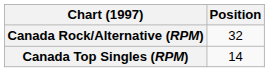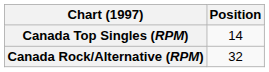rows swapped: (105, 56) <-> (105, 35)
